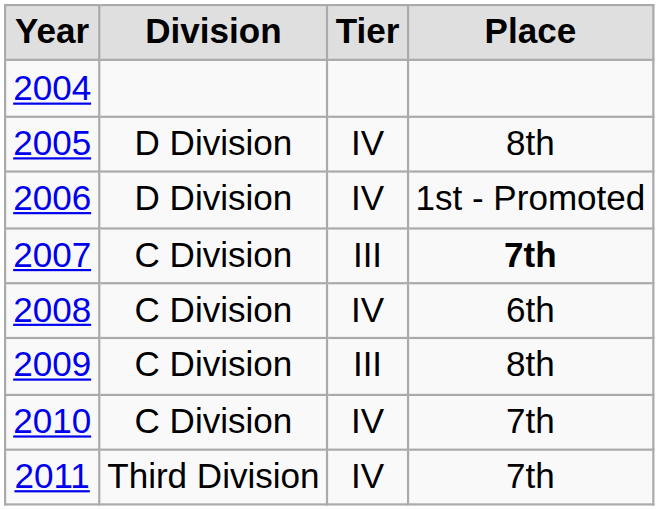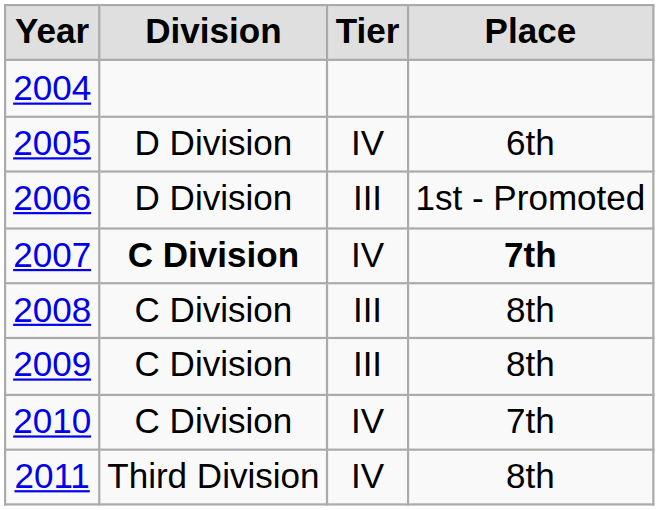(530, 143) 8th -> (530, 143) 6th
(368, 198) IV -> (368, 198) III
(213, 254) normal -> (213, 254) bold
(368, 254) III -> (368, 254) IV
(368, 310) IV -> (368, 310) III
(530, 310) 6th -> (530, 310) 8th
(530, 476) 7th -> (530, 476) 8th
